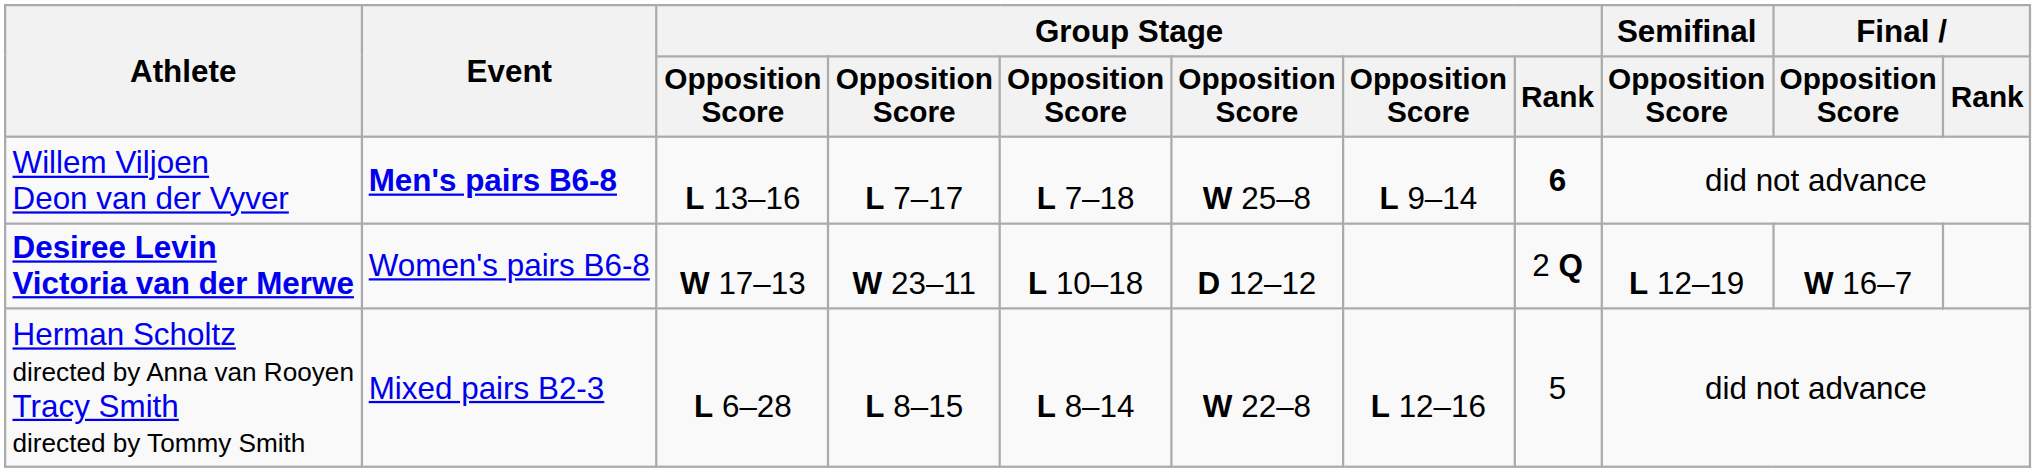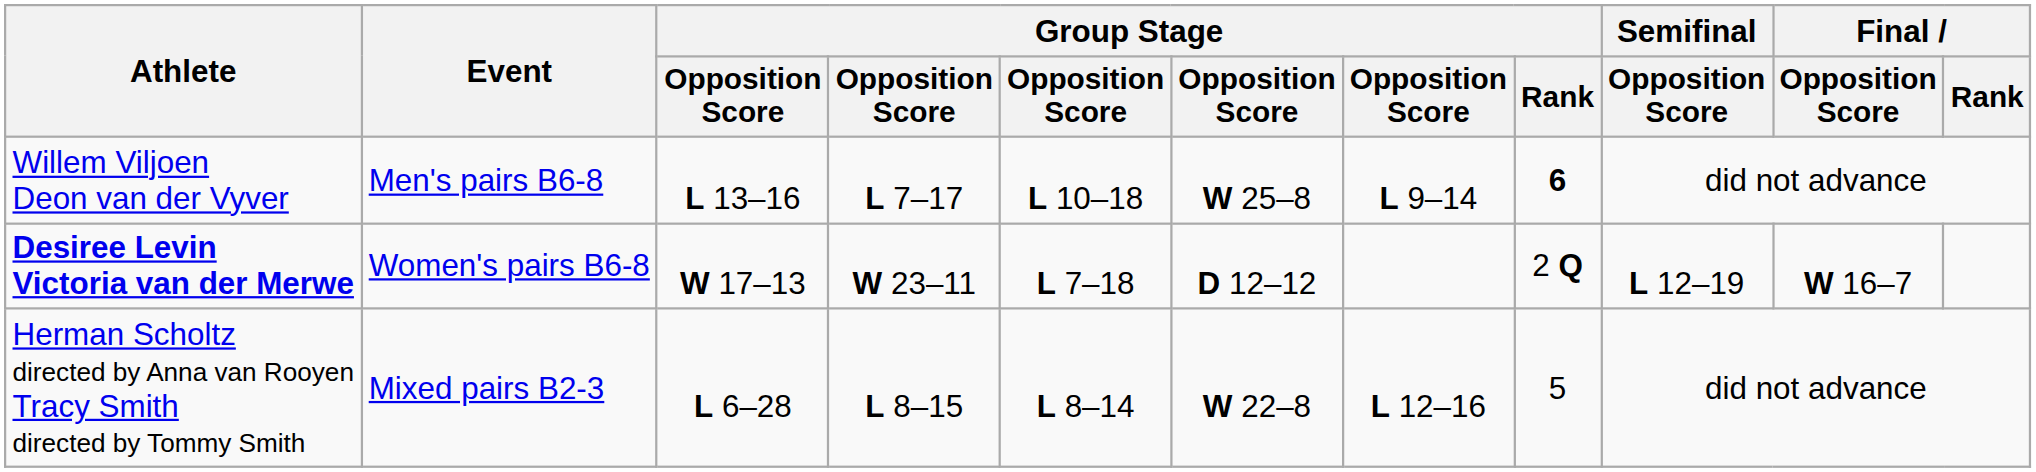(493, 180) bold -> (486, 180) normal
(1086, 198) L 7–18 -> (1086, 198) L 10–18
(1086, 284) L 10–18 -> (1086, 284) L 7–18
